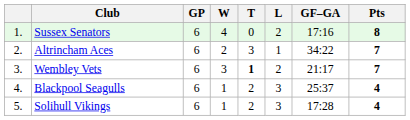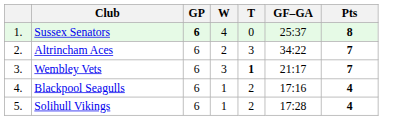- column: (279, 13)
(197, 32) normal -> (197, 32) bold
(320, 32) 17:16 -> (293, 32) 25:37
(320, 87) 25:37 -> (293, 87) 17:16
